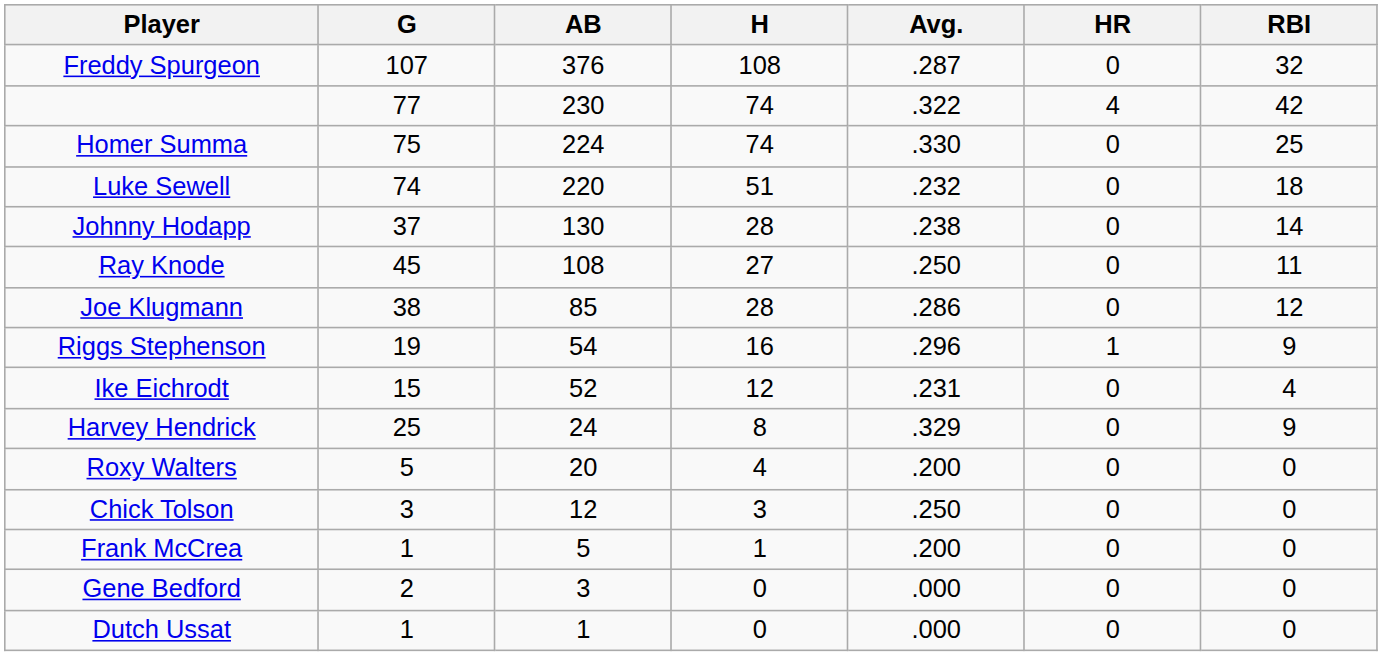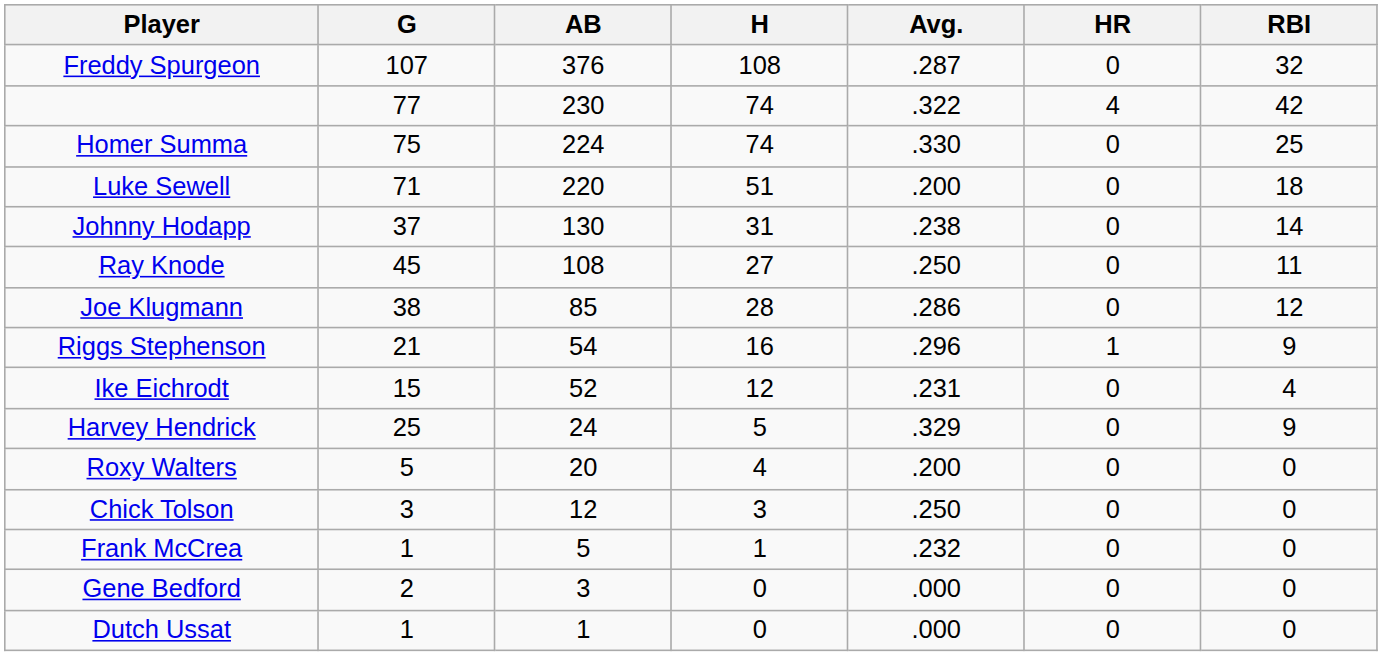(407, 186) 74 -> (407, 186) 71
(936, 186) .232 -> (936, 186) .200
(760, 226) 28 -> (760, 226) 31
(407, 347) 19 -> (407, 347) 21
(760, 428) 8 -> (760, 428) 5
(936, 549) .200 -> (936, 549) .232
